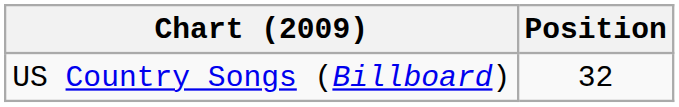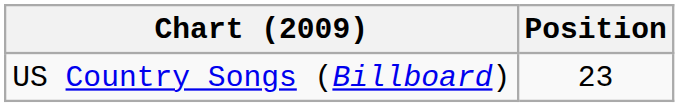(596, 78) 32 -> (596, 78) 23
